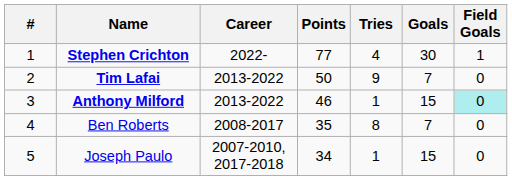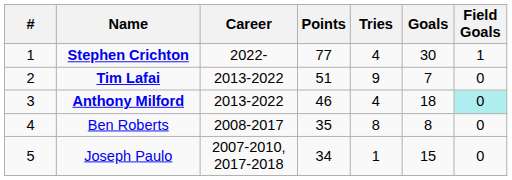(324, 78) 50 -> (324, 78) 51
(376, 101) 1 -> (376, 101) 4
(428, 101) 15 -> (428, 101) 18
(428, 124) 7 -> (428, 124) 8
